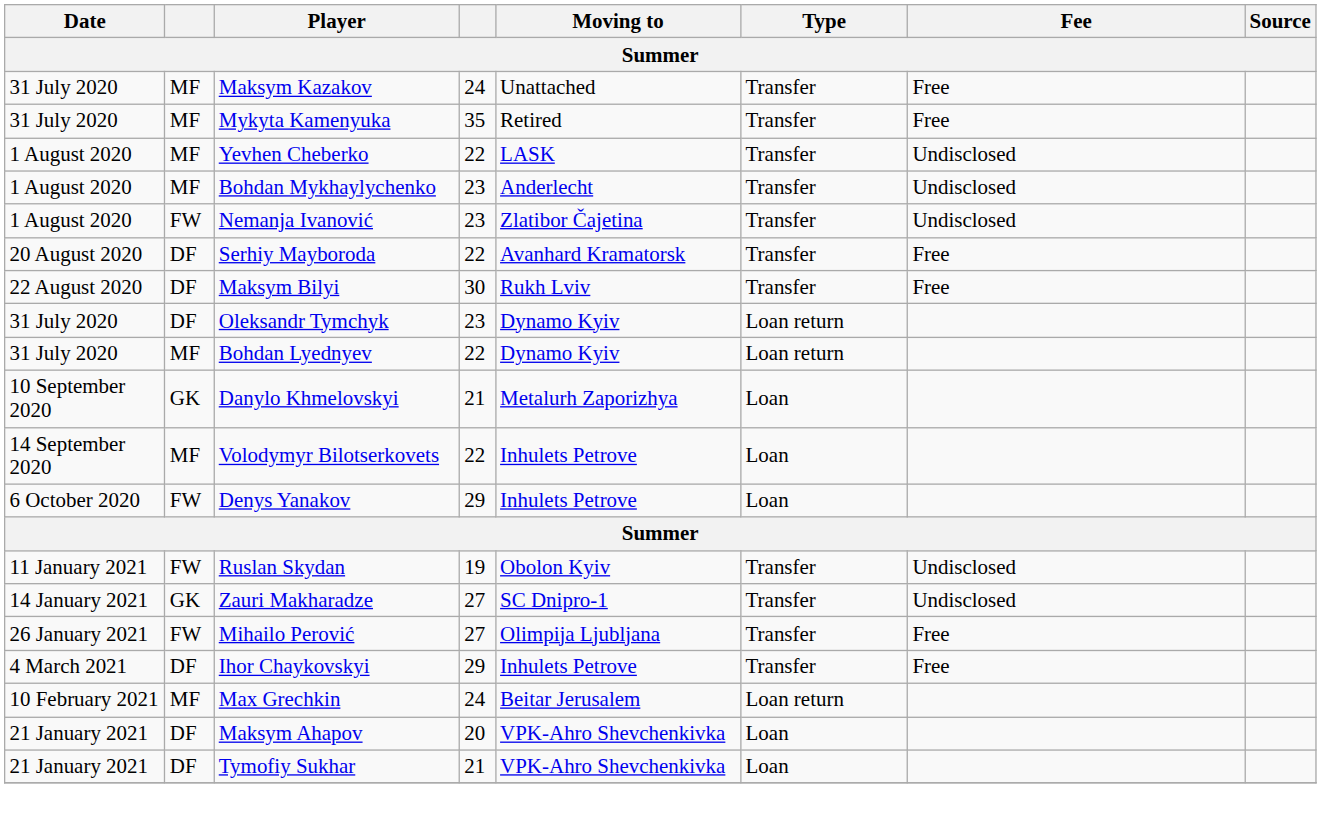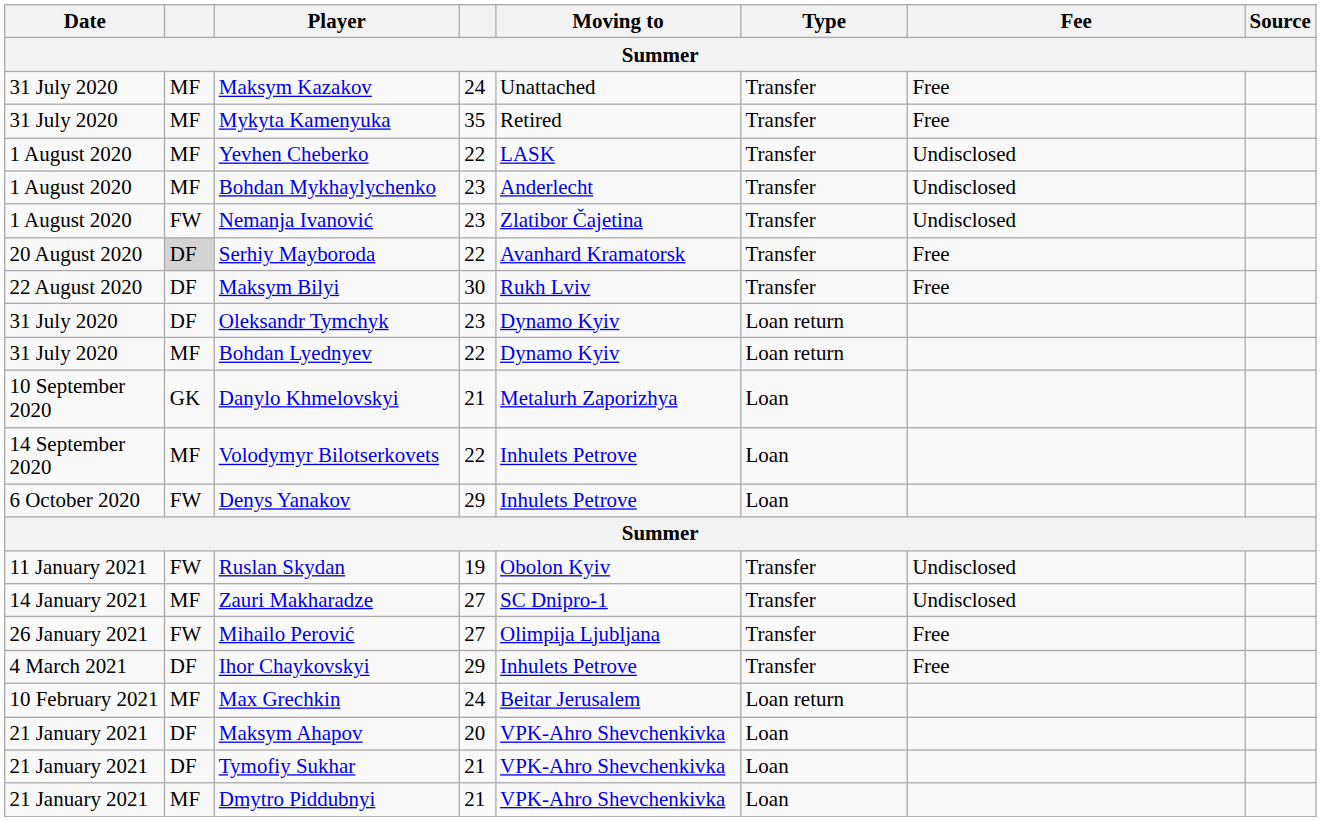(183, 253) no background -> (183, 253) lightgrey background
(185, 600) GK -> (185, 600) MF
+ row: (297, 799)
